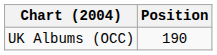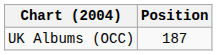(175, 39) 190 -> (175, 39) 187
